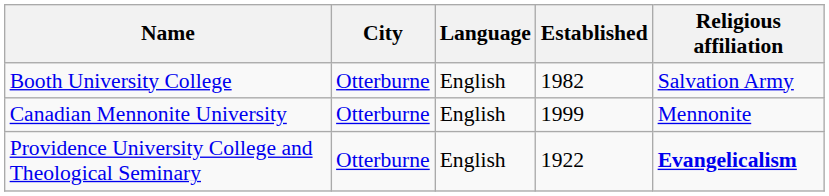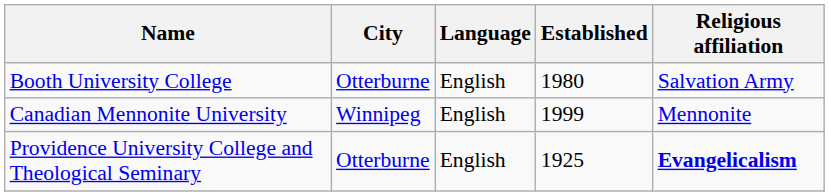(562, 80) 1982 -> (562, 80) 1980
(383, 114) Otterburne -> (378, 114) Winnipeg
(562, 160) 1922 -> (562, 160) 1925
